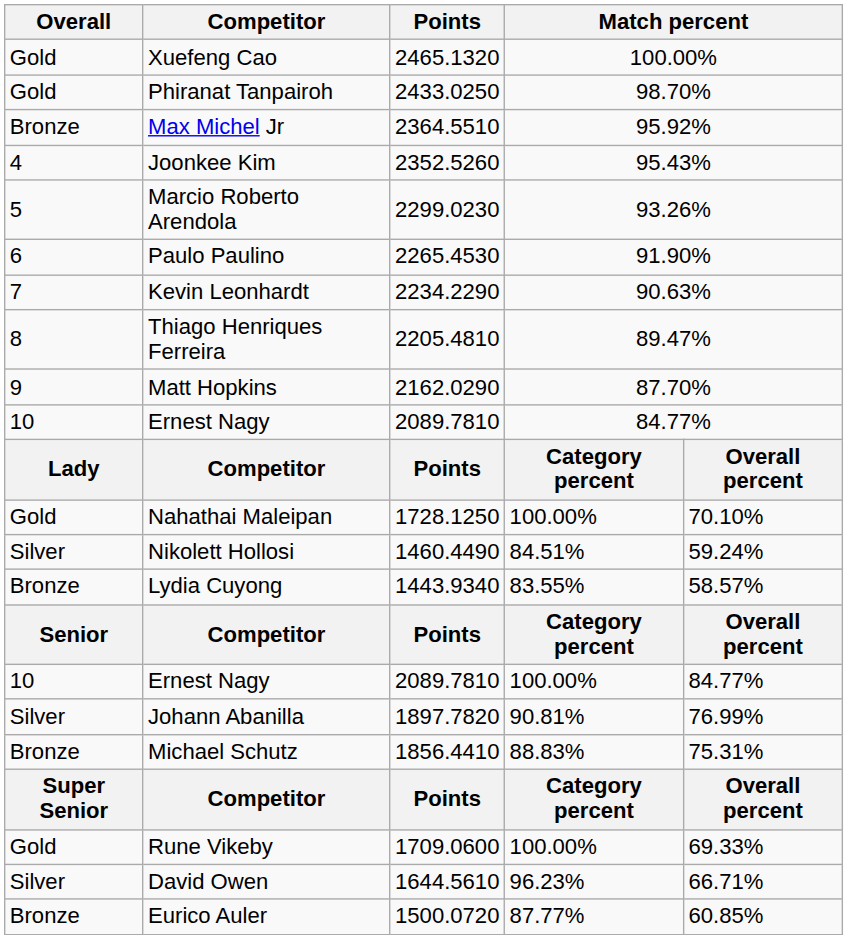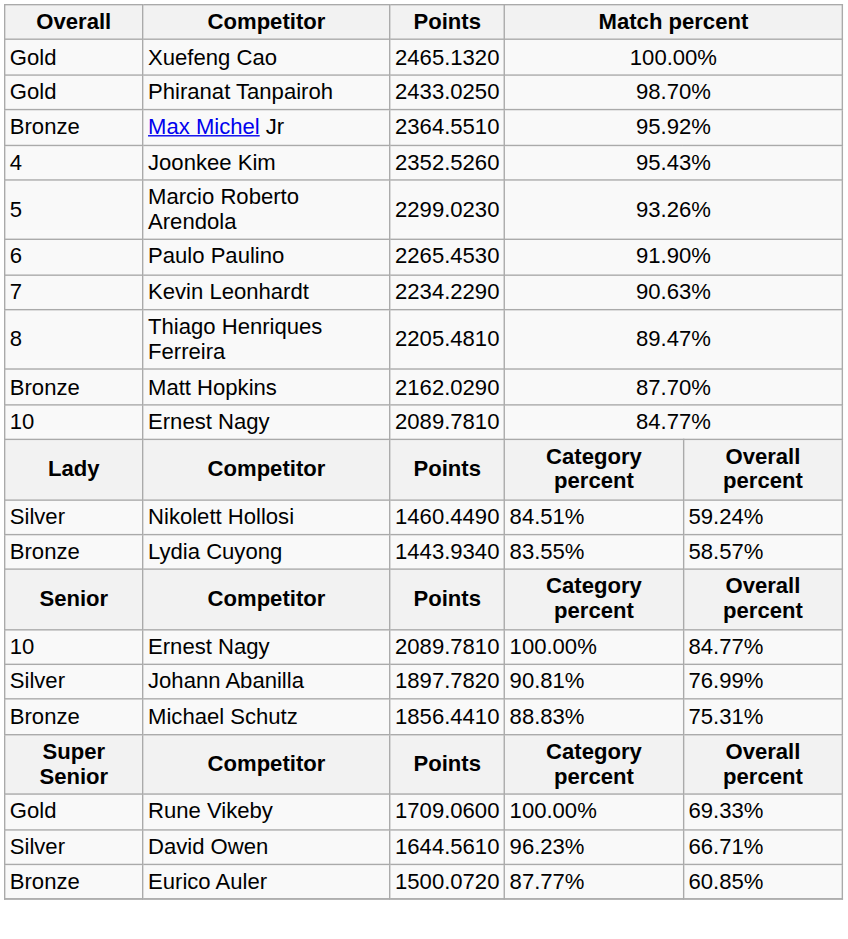(16, 386) 9 -> (45, 386) Bronze
- row: (240, 516)
